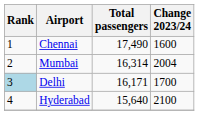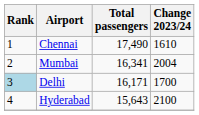(165, 45) 1600 -> (165, 45) 1610
(132, 63) 16,314 -> (132, 63) 16,341
(132, 100) 15,640 -> (132, 100) 15,643
